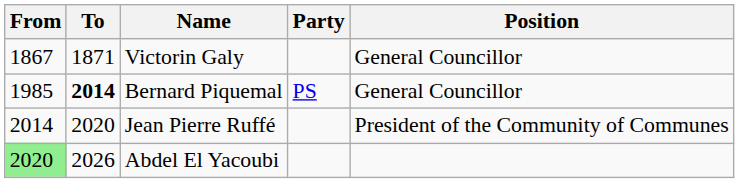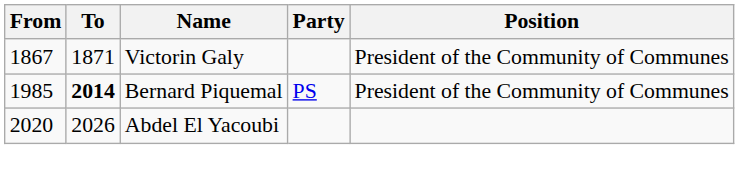(438, 56) General Councillor -> (542, 56) President of the Community of Communes
(438, 90) General Councillor -> (542, 90) President of the Community of Communes
- row: (200, 125)
(31, 159) lightgreen background -> (31, 125) no background
